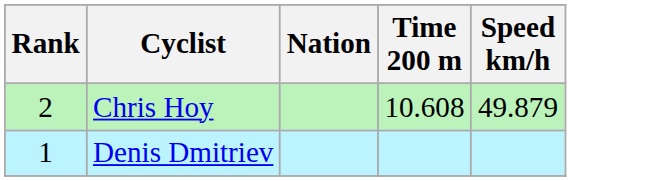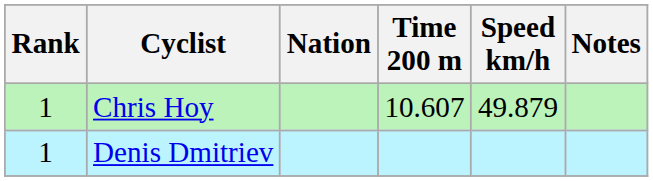+ column: (606, 43)
(46, 106) 2 -> (46, 106) 1
(424, 106) 10.608 -> (424, 106) 10.607
